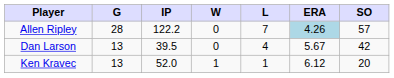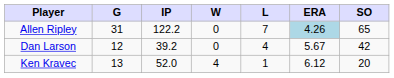(117, 30) 28 -> (117, 30) 31
(364, 30) 57 -> (364, 30) 65
(117, 47) 13 -> (117, 47) 12
(166, 47) 39.5 -> (166, 47) 39.2
(216, 64) 1 -> (216, 64) 4
